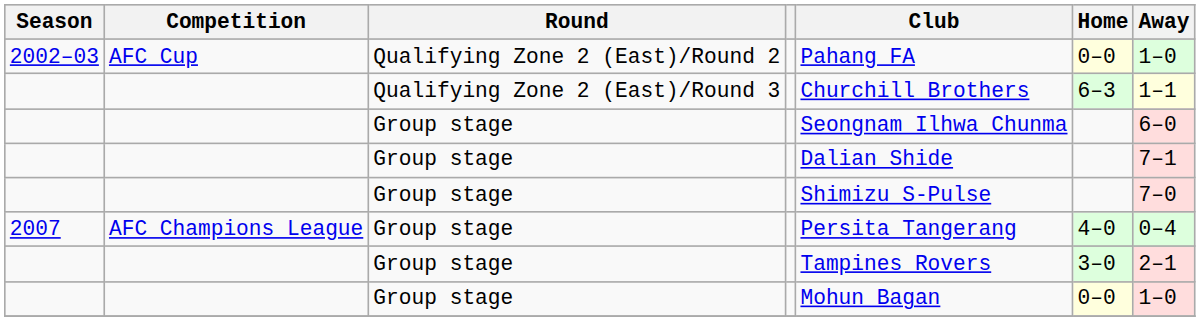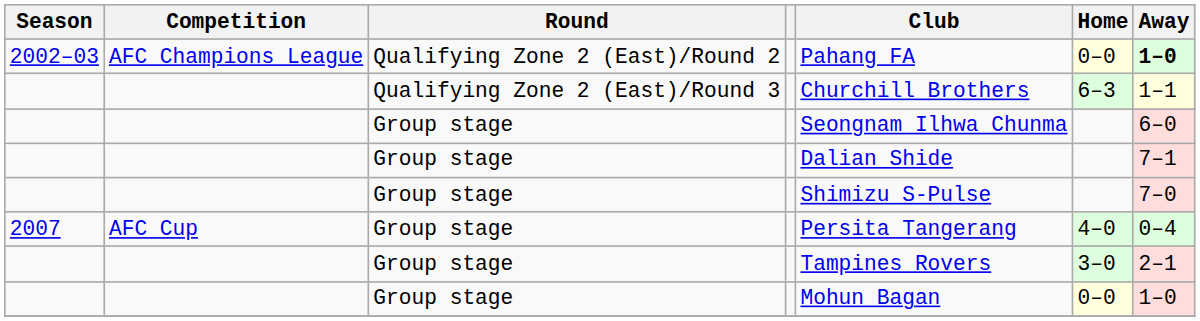(153, 57) AFC Cup -> (236, 57) AFC Champions League
(1158, 57) normal -> (1158, 57) bold
(236, 229) AFC Champions League -> (153, 229) AFC Cup
